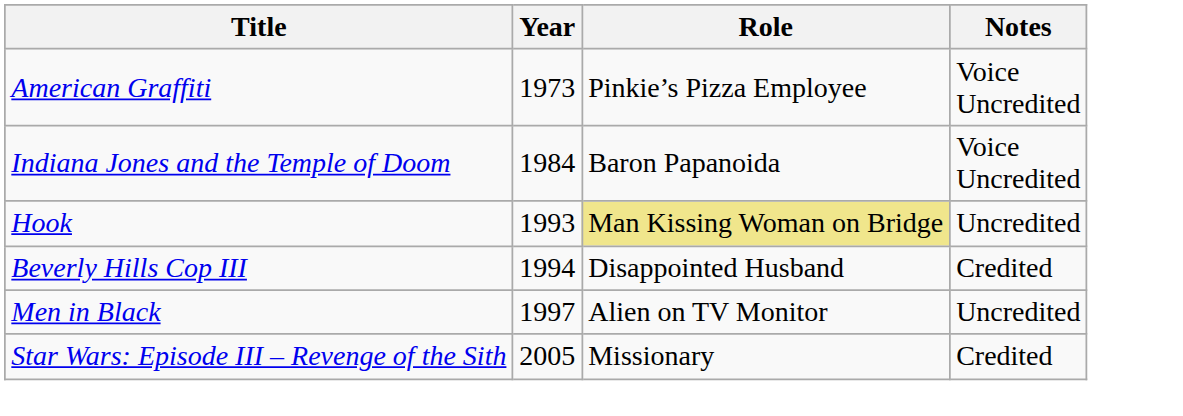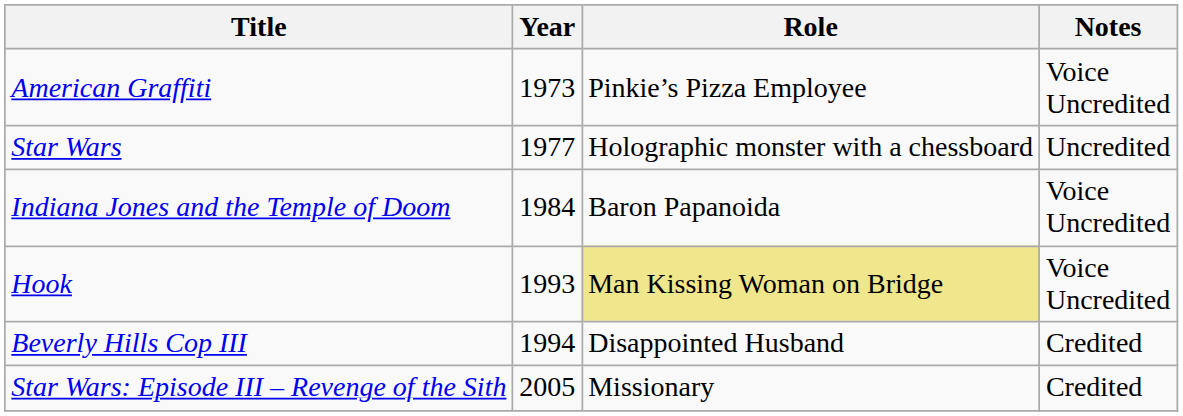+ row: (66, 147)
(1018, 222) Uncredited -> (1108, 283) Voice Uncredited
- row: (86, 311)
